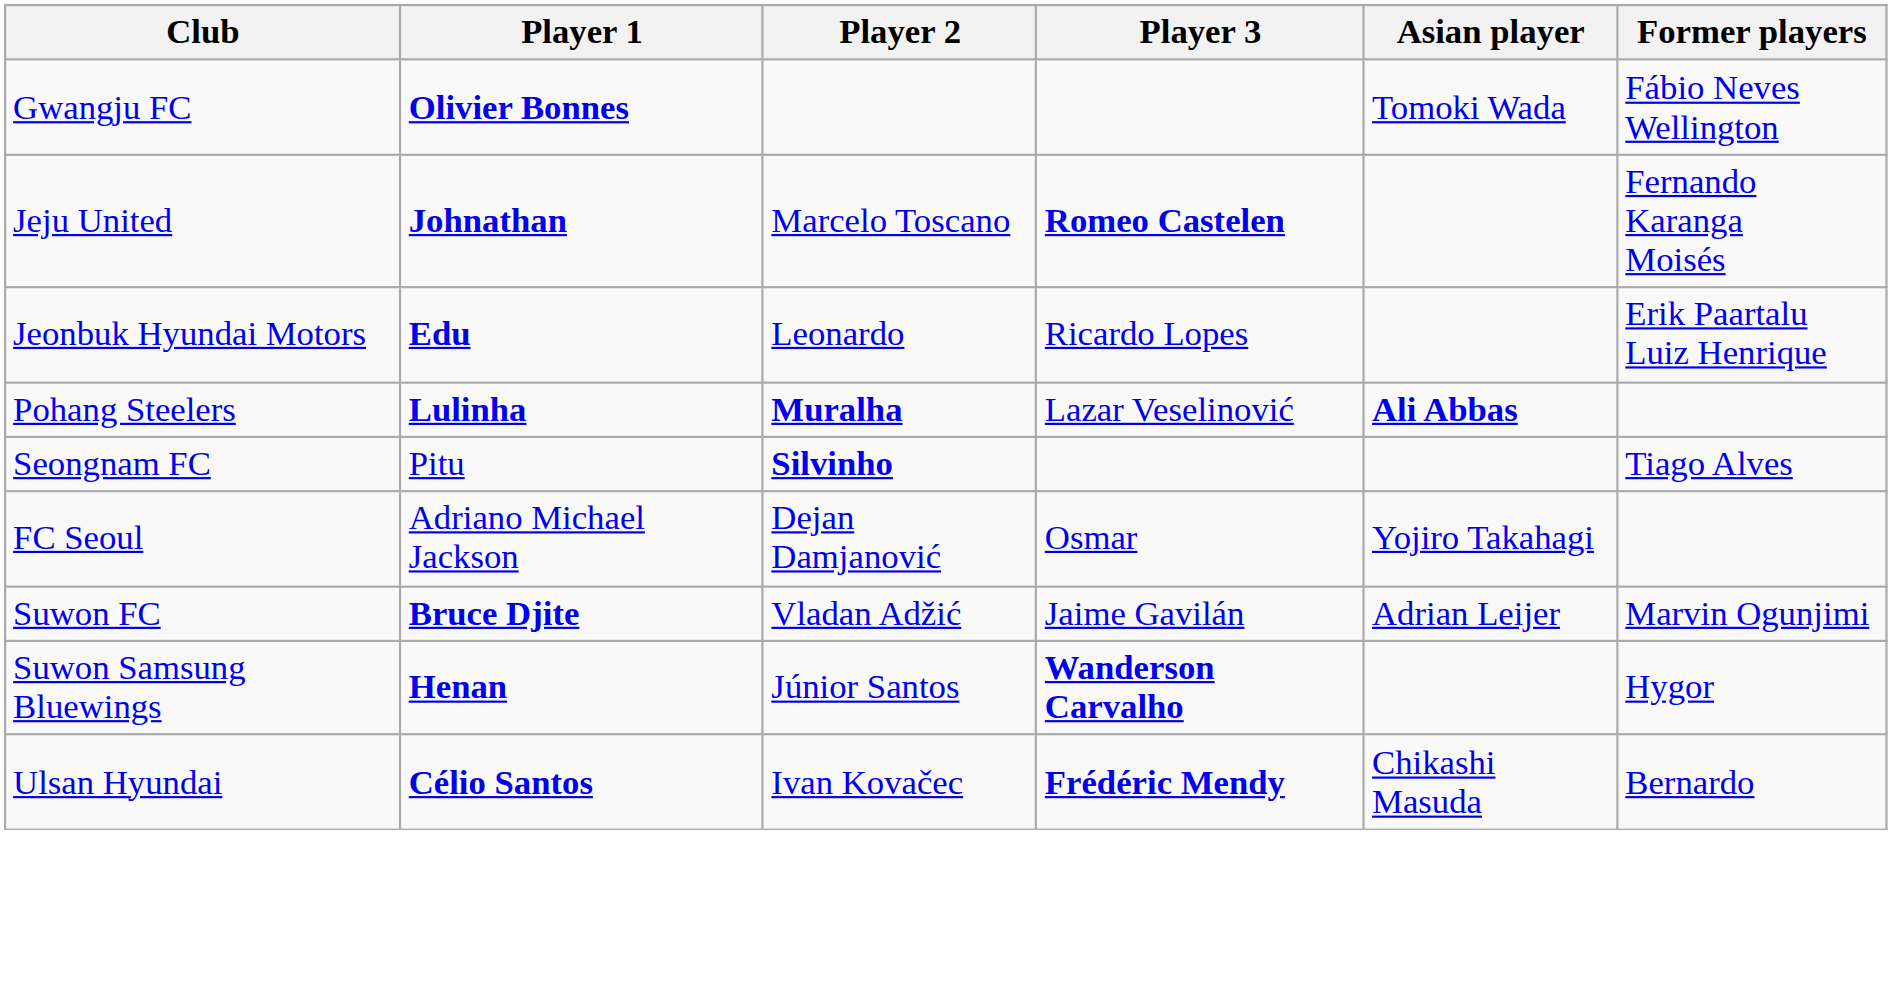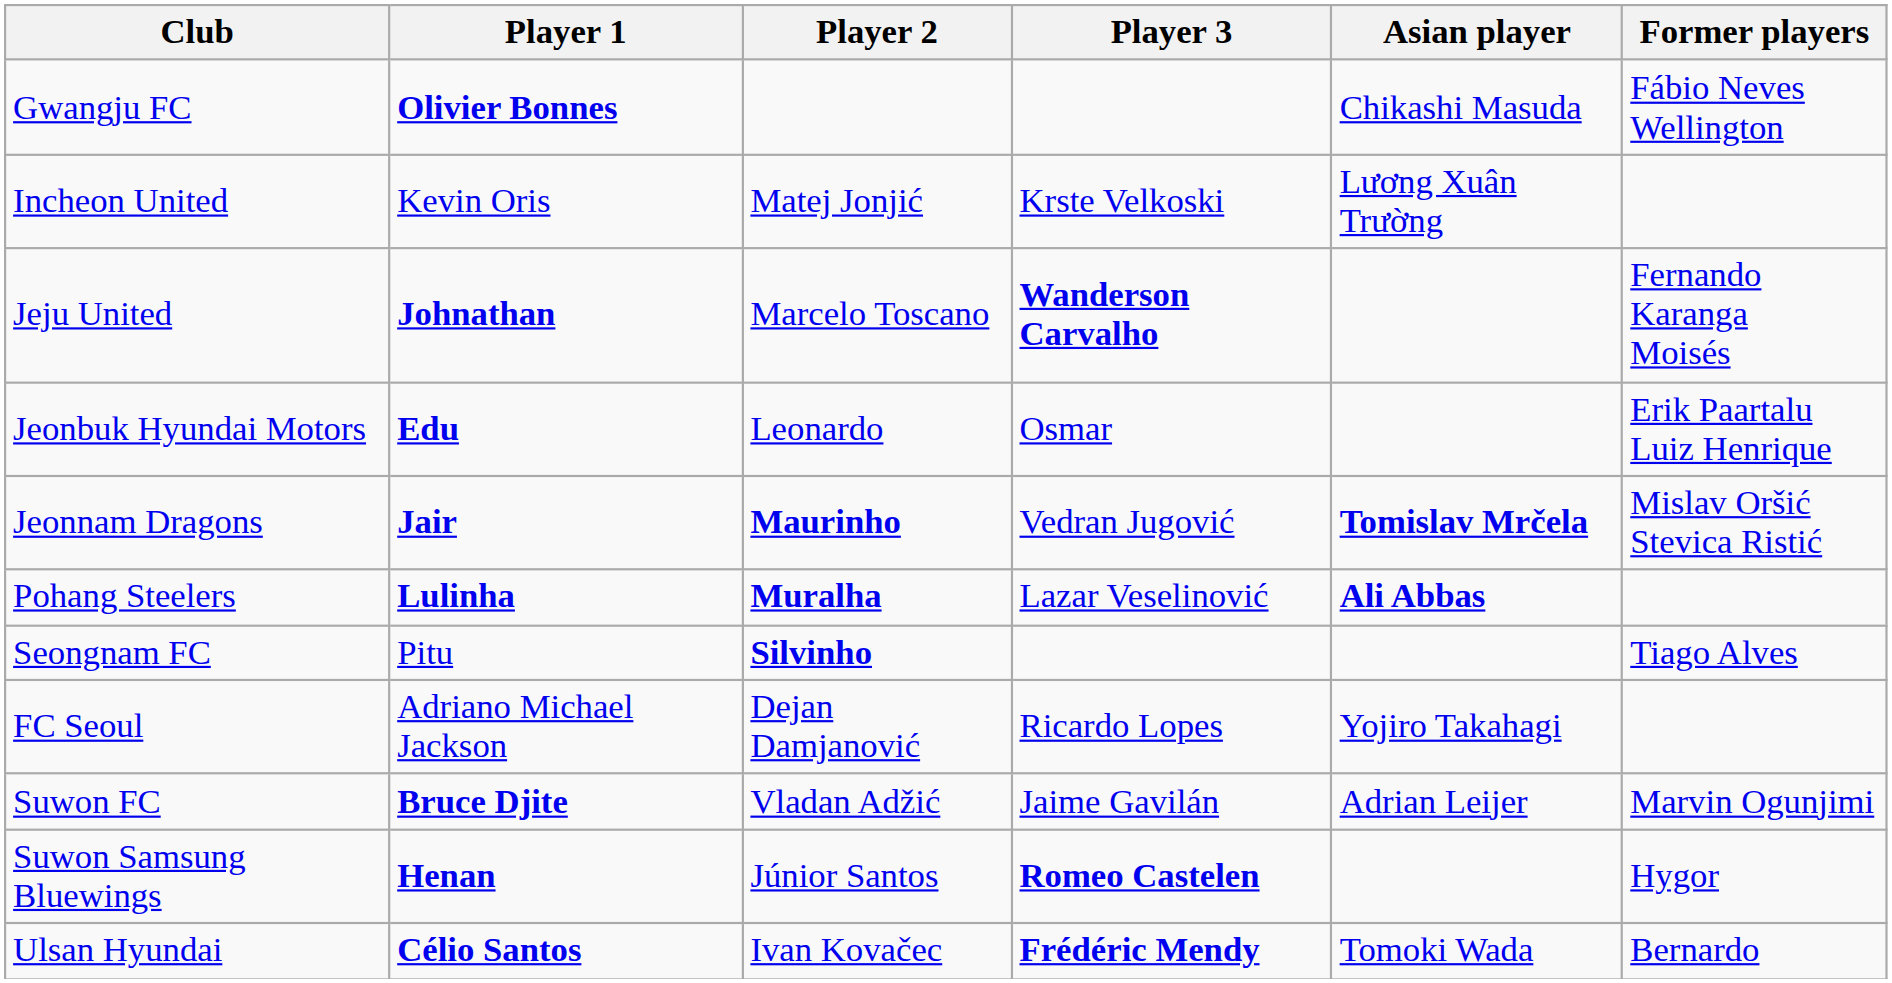(1469, 106) Tomoki Wada -> (1461, 106) Chikashi Masuda
+ row: (121, 200)
(1165, 220) Romeo Castelen -> (1104, 314) Wanderson Carvalho
(1147, 333) Ricardo Lopes -> (1066, 428) Osmar
+ row: (138, 522)
(1091, 538) Osmar -> (1121, 726) Ricardo Lopes
(1130, 687) Wanderson Carvalho -> (1140, 875) Romeo Castelen
(1434, 781) Chikashi Masuda -> (1437, 950) Tomoki Wada
